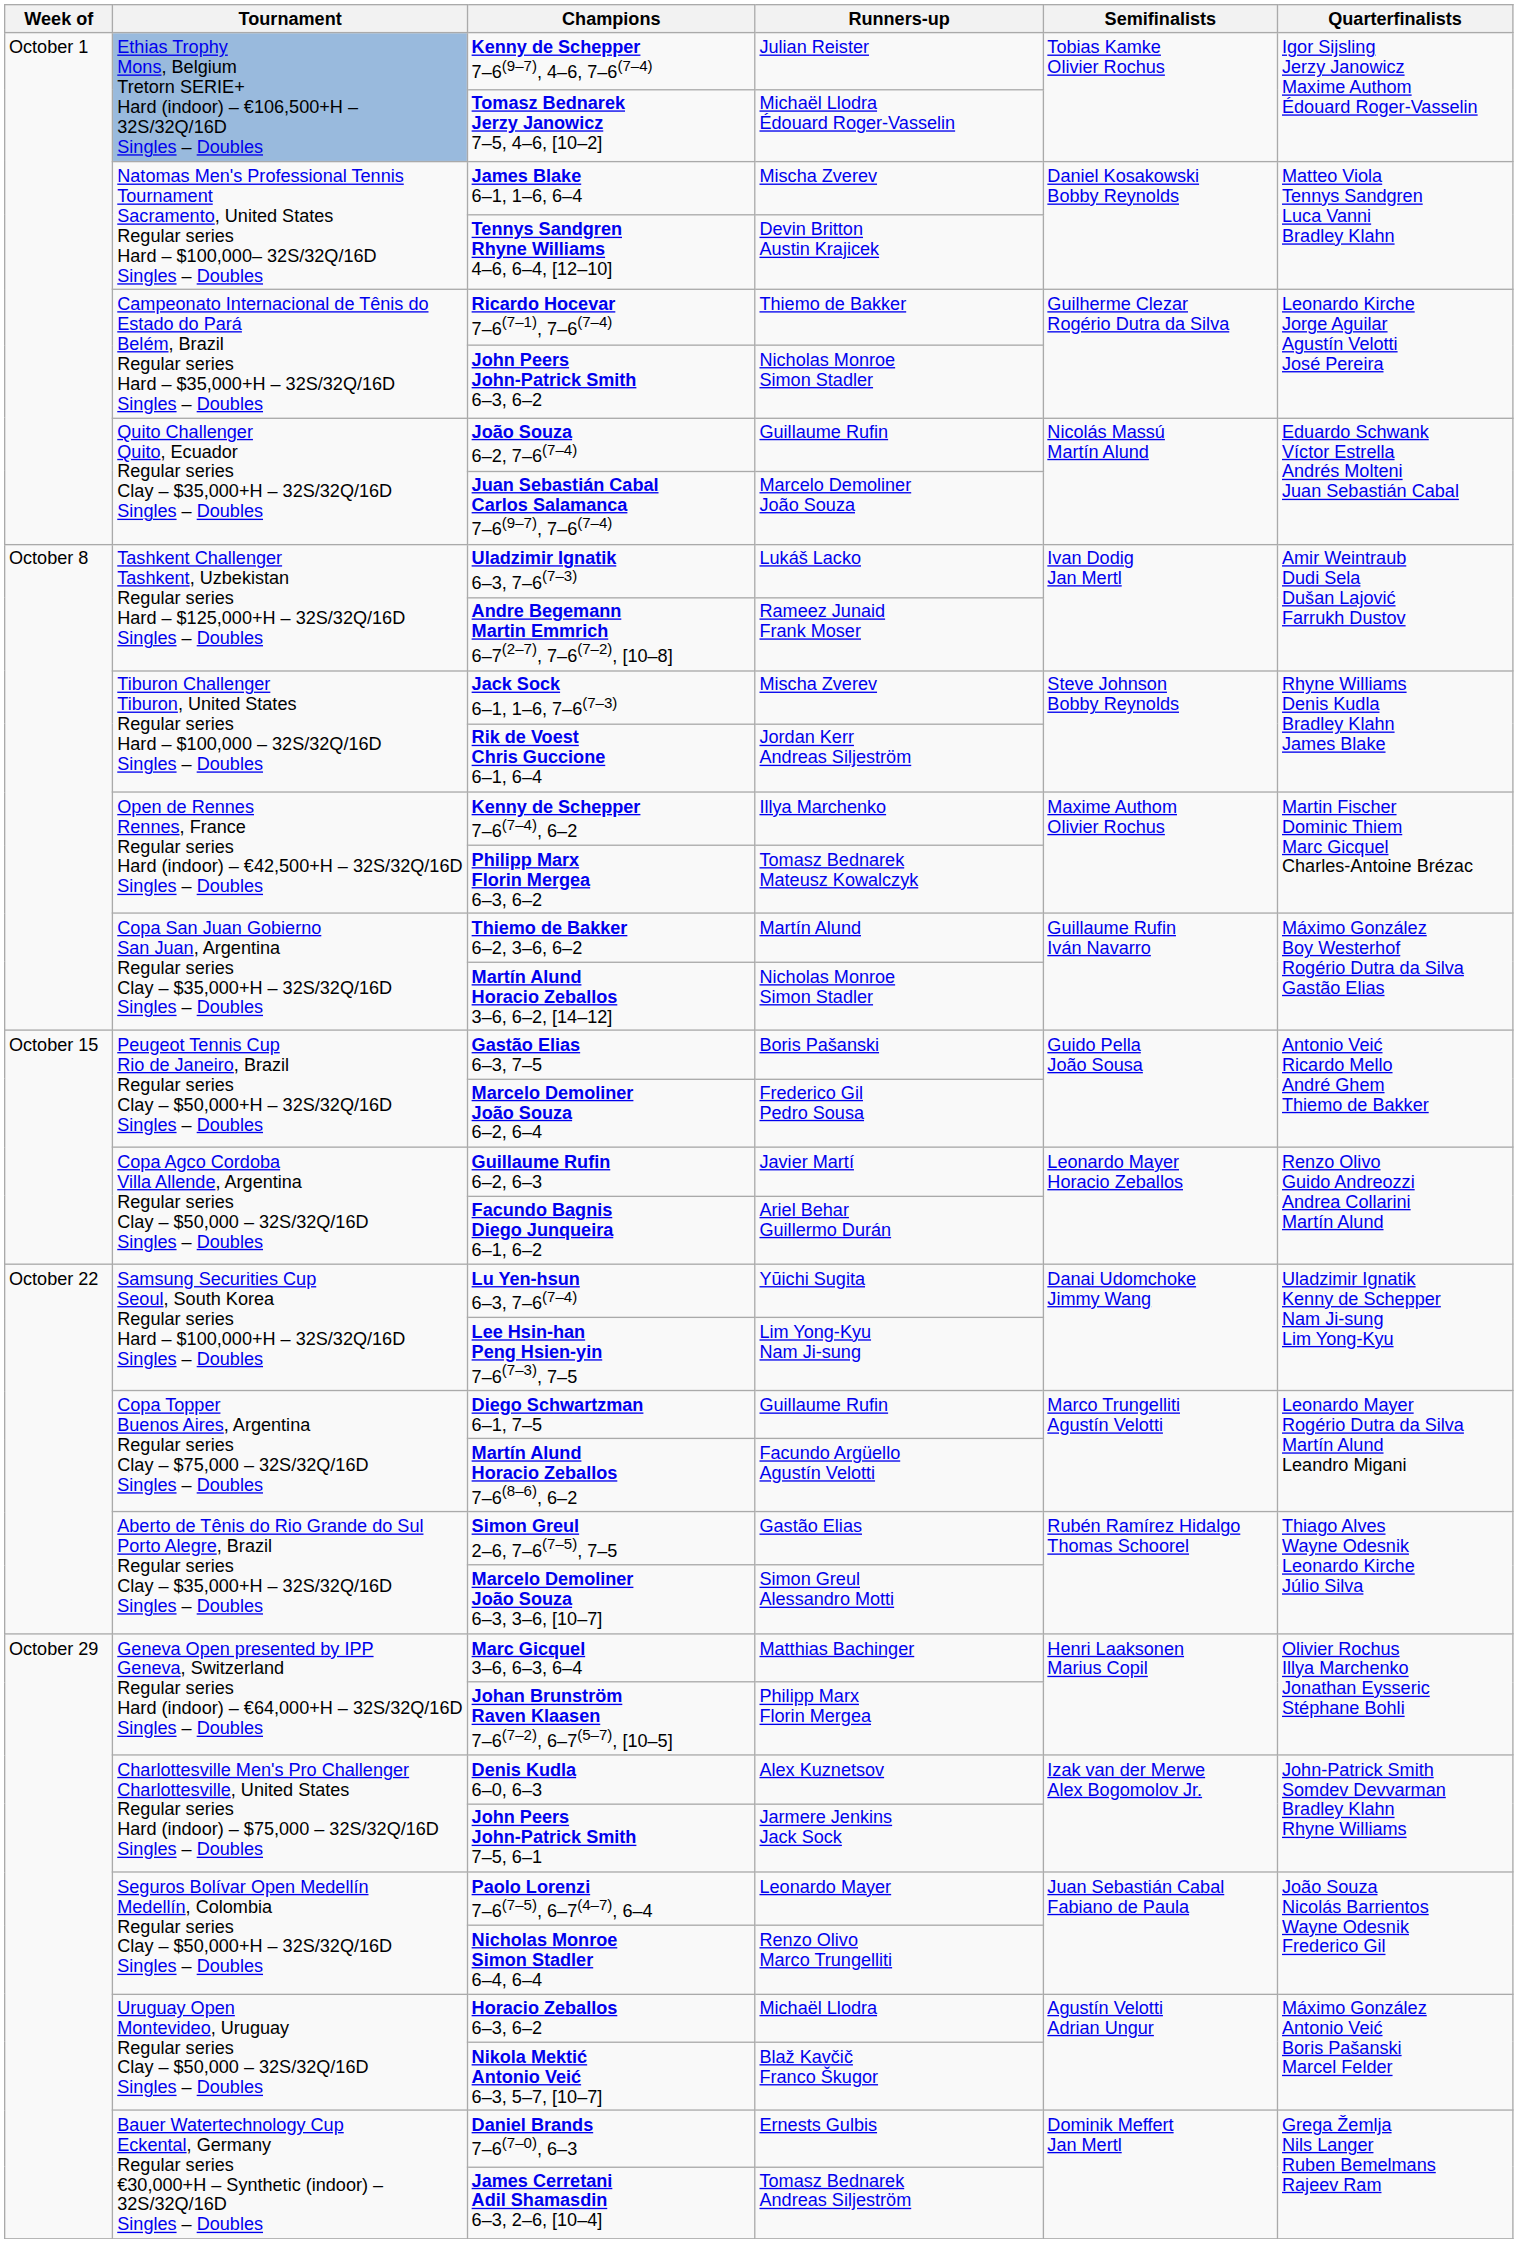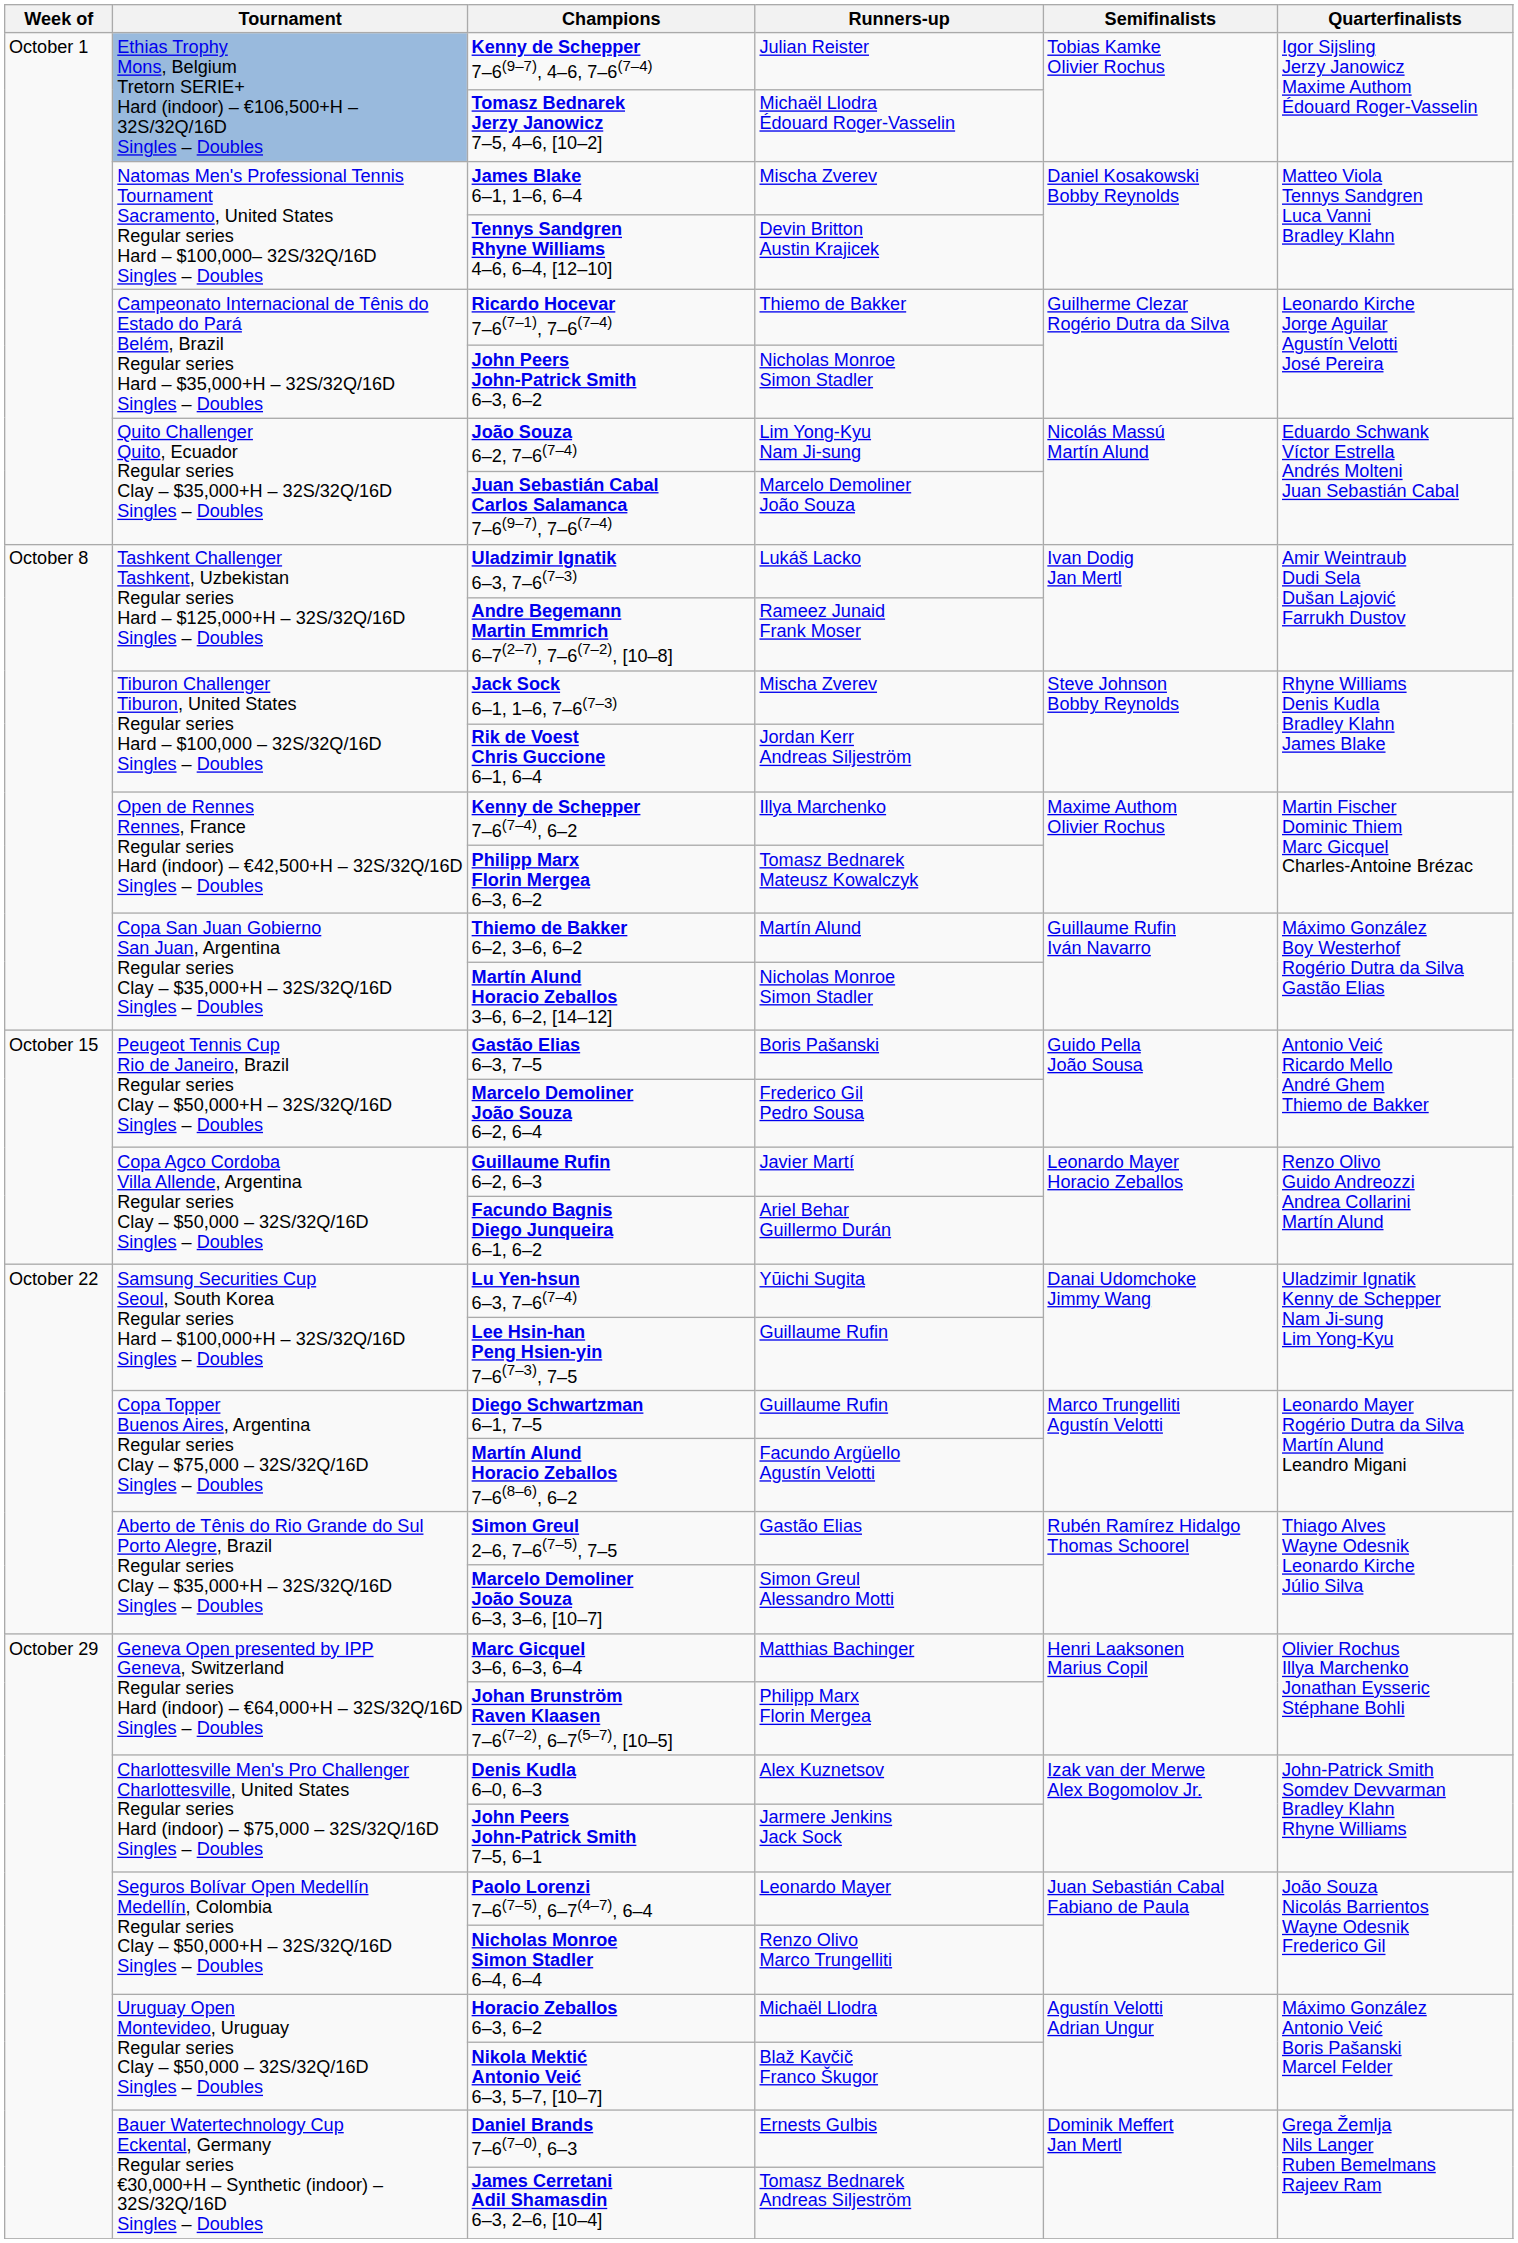(824, 432) Guillaume Rufin -> (815, 442) Lim Yong-Kyu Nam Ji-sung
(815, 1341) Lim Yong-Kyu Nam Ji-sung -> (824, 1331) Guillaume Rufin
